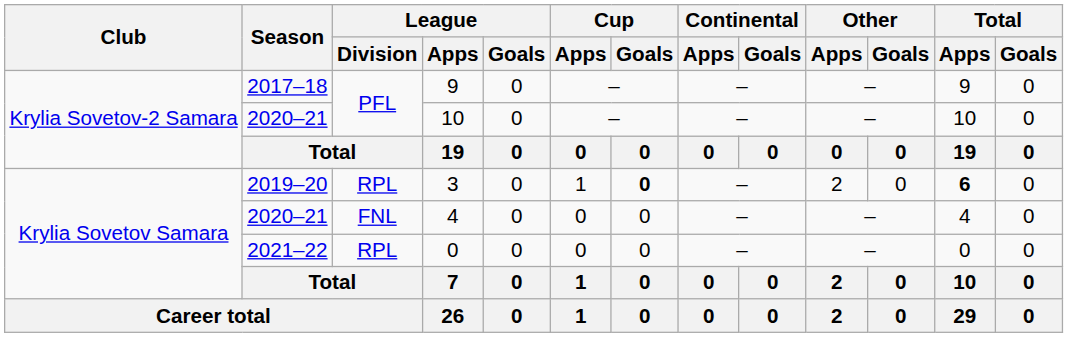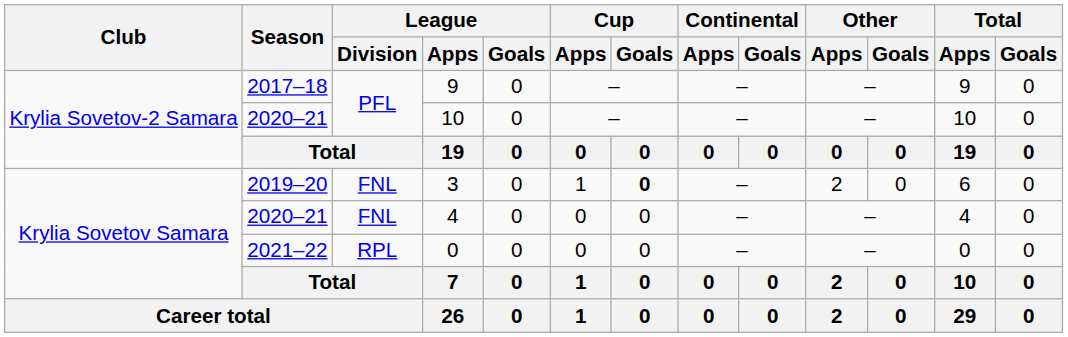(377, 184) RPL -> (377, 184) FNL
(965, 184) bold -> (965, 184) normal
